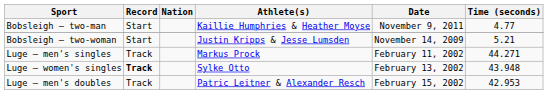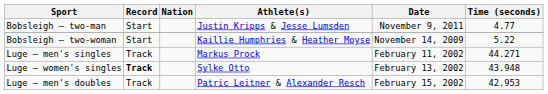(284, 26) Kaillie Humphries & Heather Moyse -> (273, 26) Justin Kripps & Jesse Lumsden
(273, 40) Justin Kripps & Jesse Lumsden -> (284, 40) Kaillie Humphries & Heather Moyse
(504, 40) 5.21 -> (504, 40) 5.22
